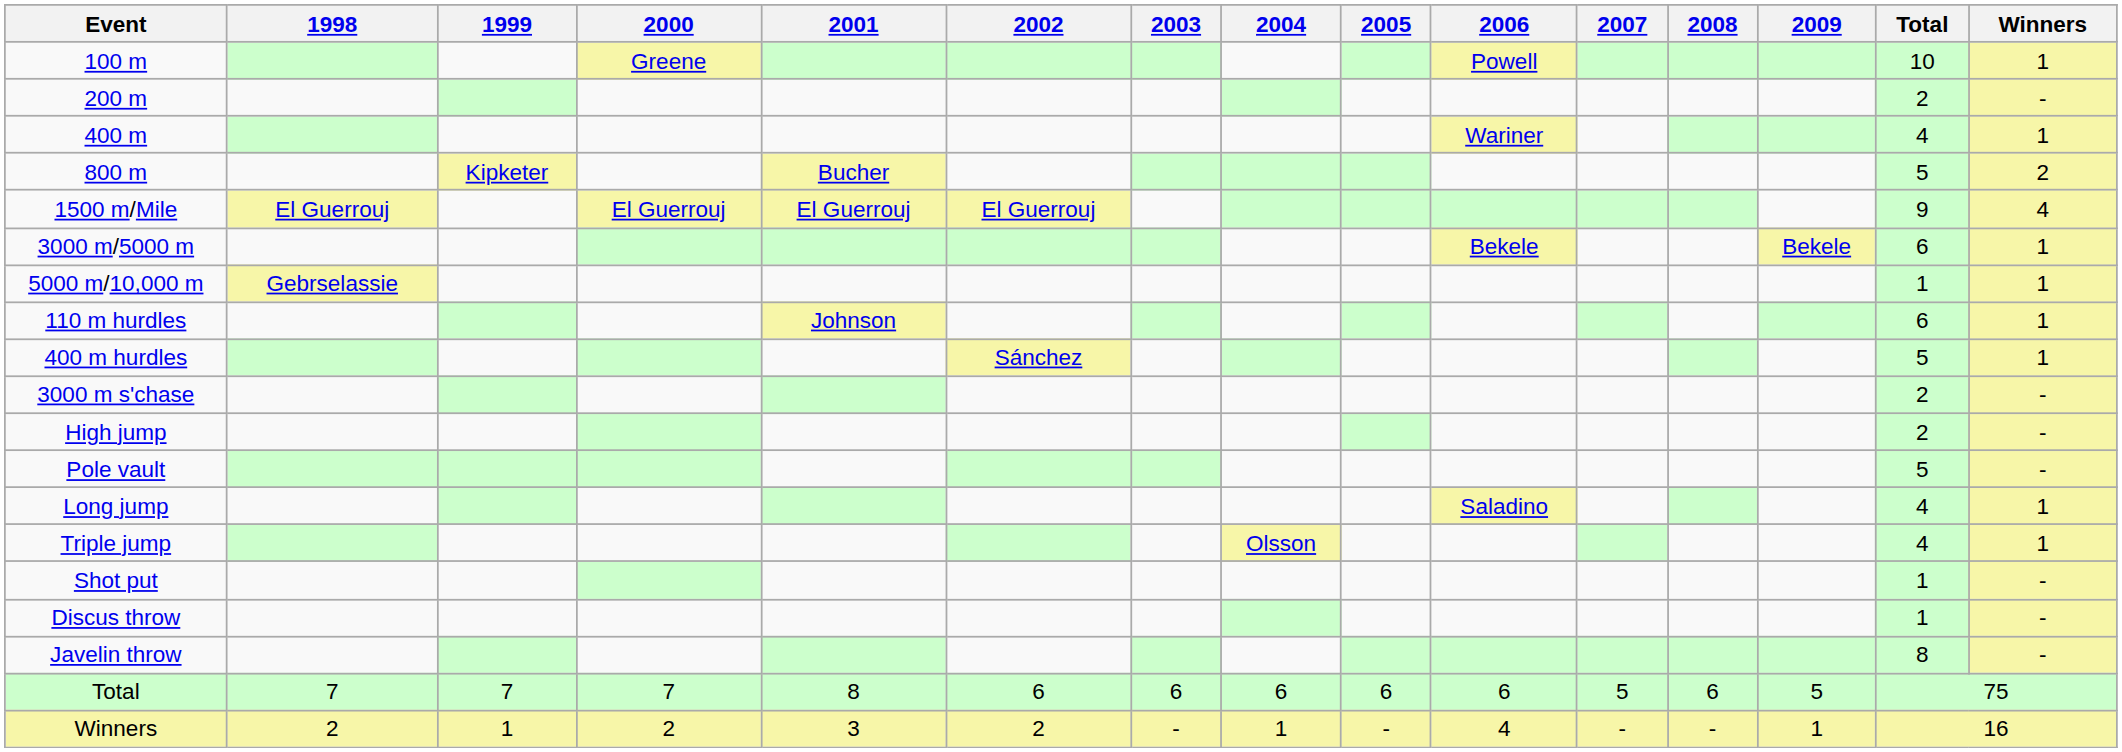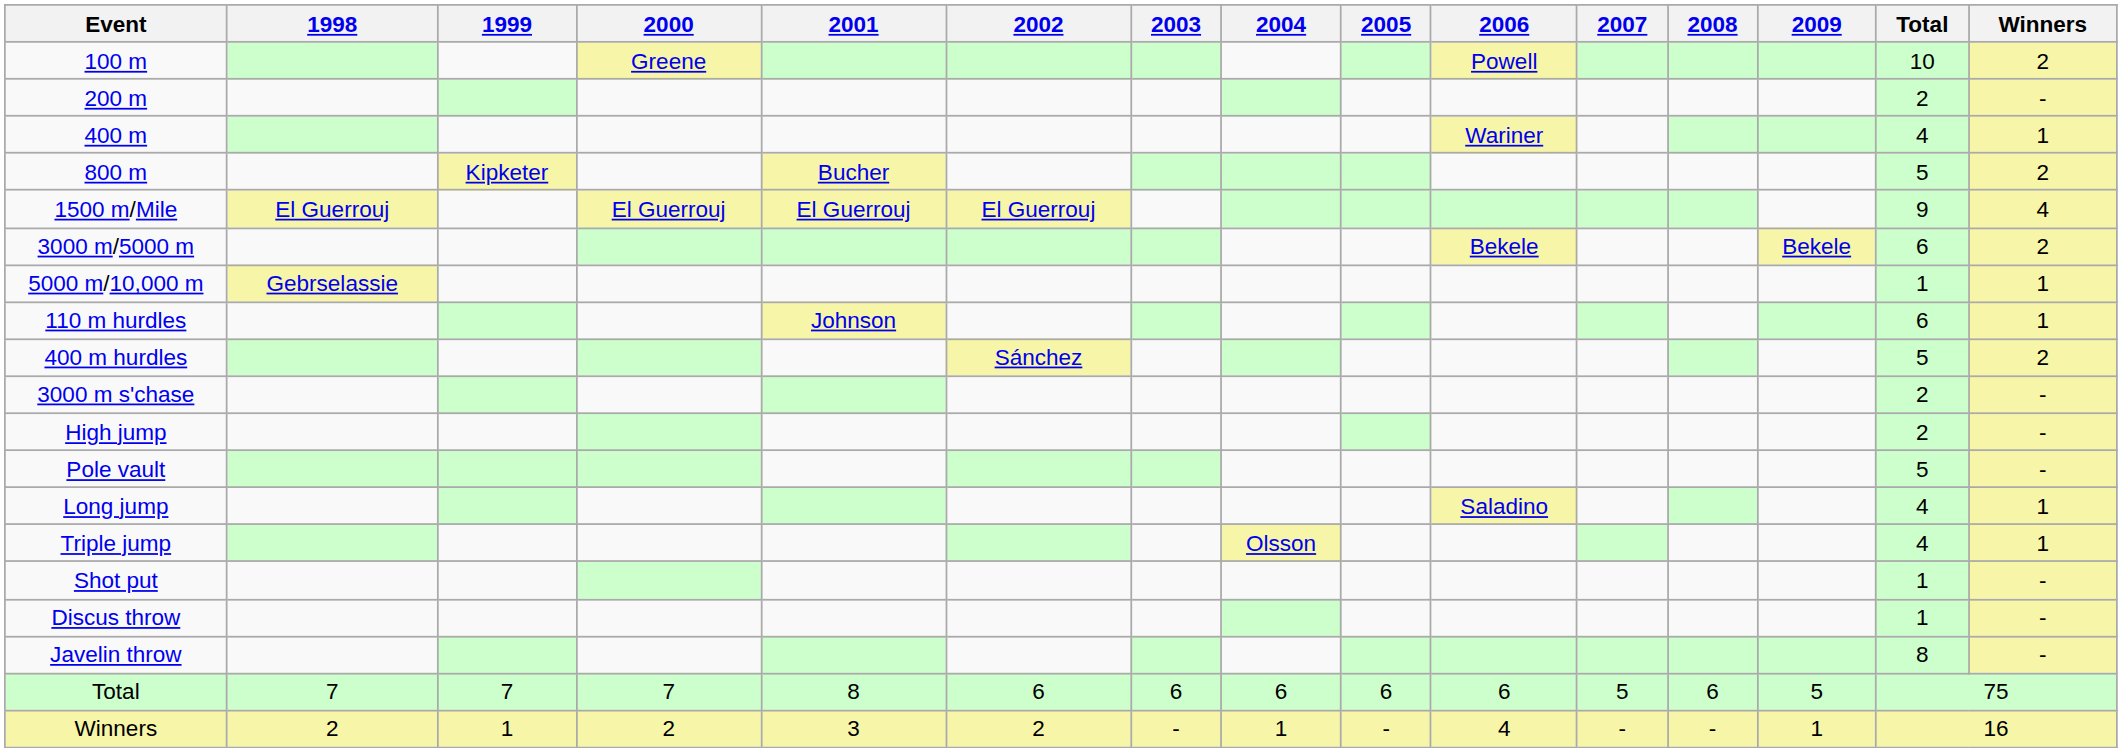(2043, 60) 1 -> (2043, 60) 2
(2043, 246) 1 -> (2043, 246) 2
(2043, 357) 1 -> (2043, 357) 2
